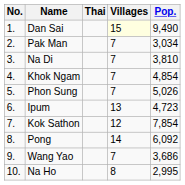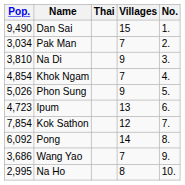columns swapped: (15, 12) <-> (165, 12)
(116, 28) lightyellow background -> (125, 28) no background
(113, 60) 7 -> (122, 60) 9
(113, 92) 7 -> (122, 92) 9
